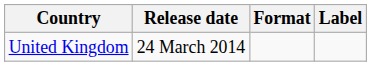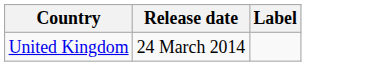- column: (282, 18)
